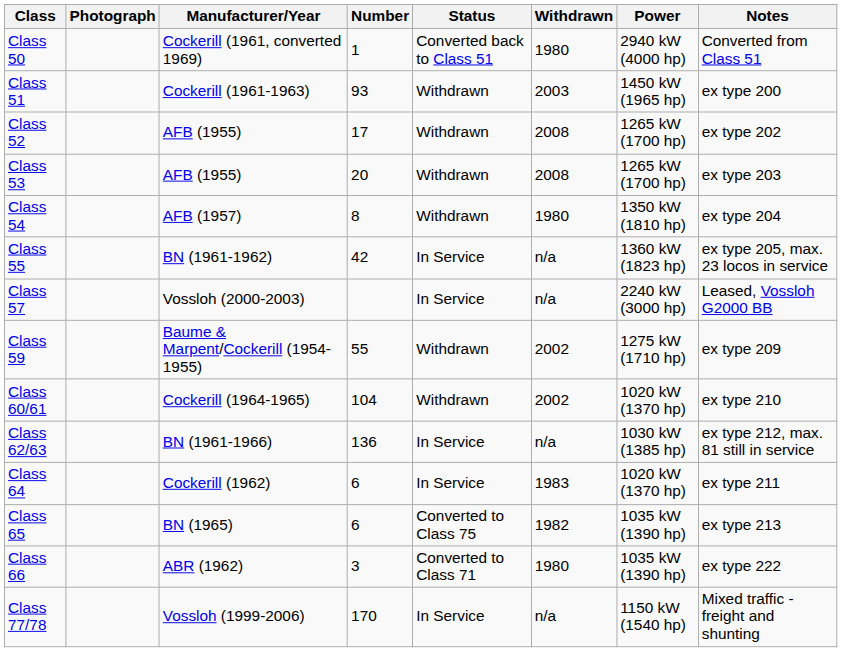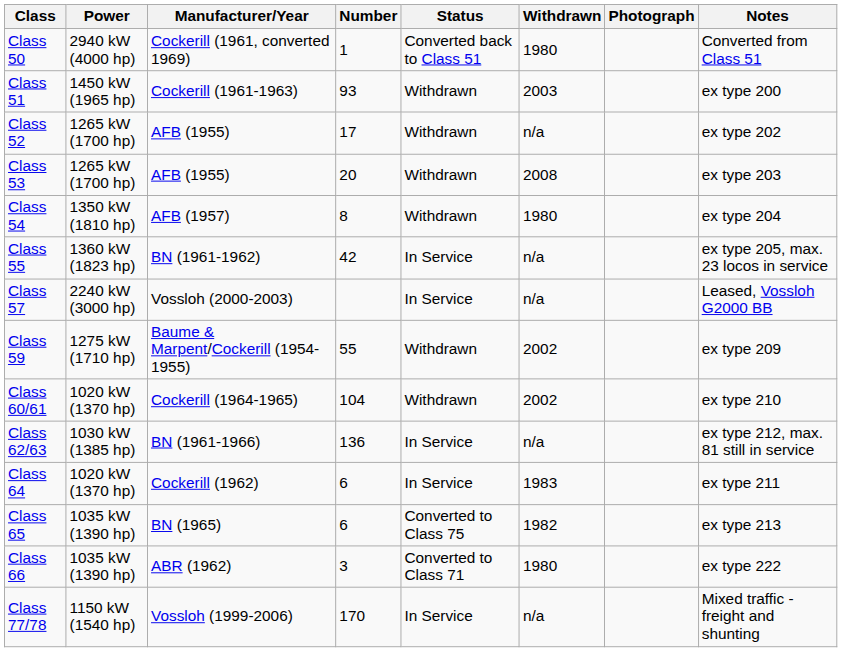columns swapped: (113, 16) <-> (657, 16)
(552, 132) 2008 -> (534, 132) n/a
